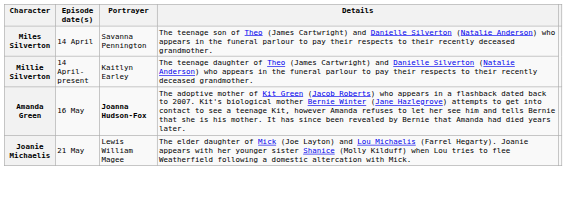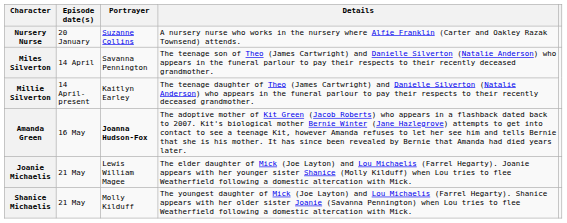+ row: (30, 36)
+ row: (30, 202)
